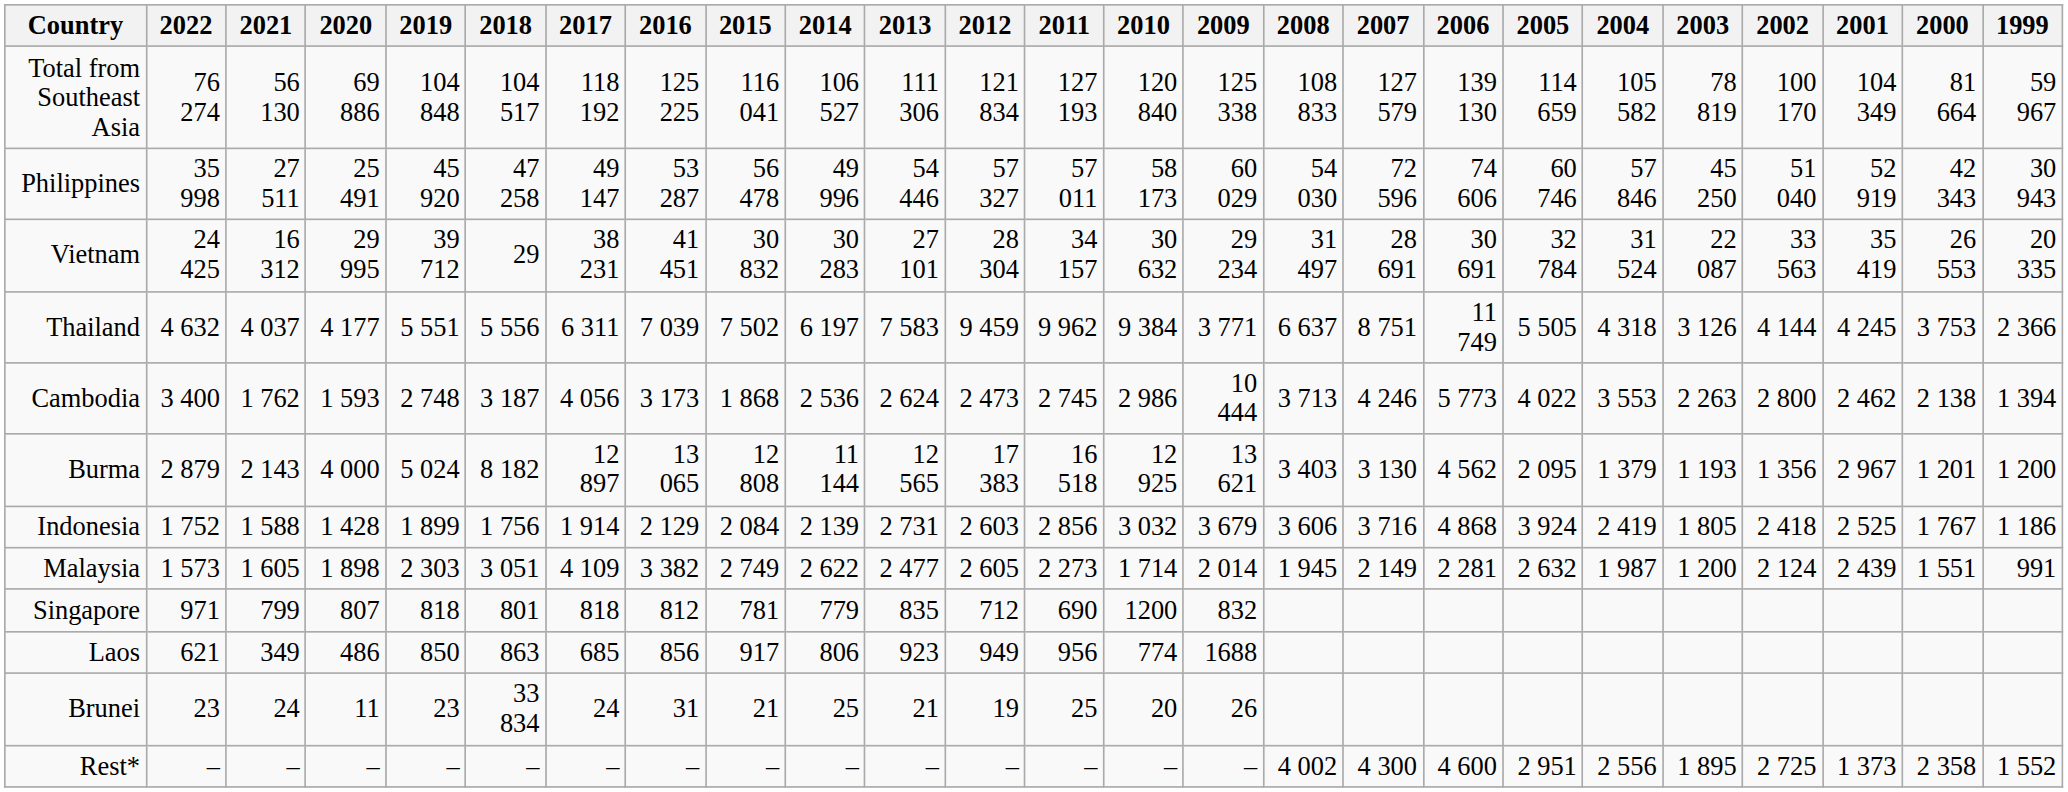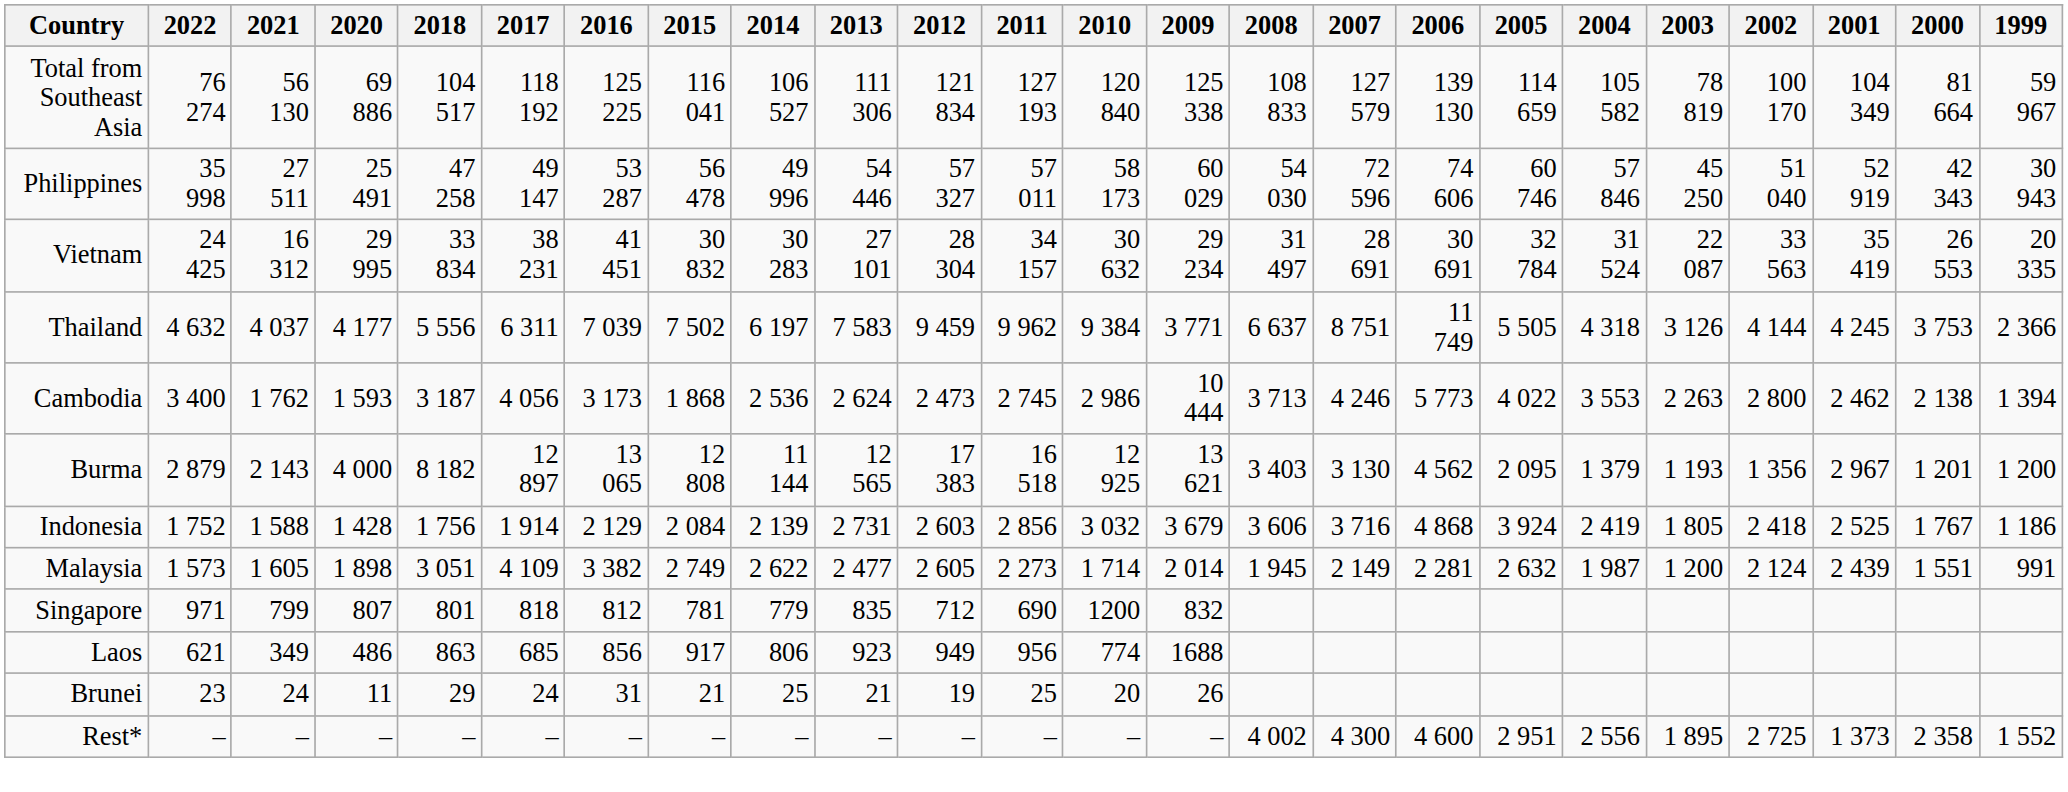- column: (426, 25)
(526, 254) 29 -> (456, 254) 33 834
(520, 708) 33 834 -> (462, 693) 29
